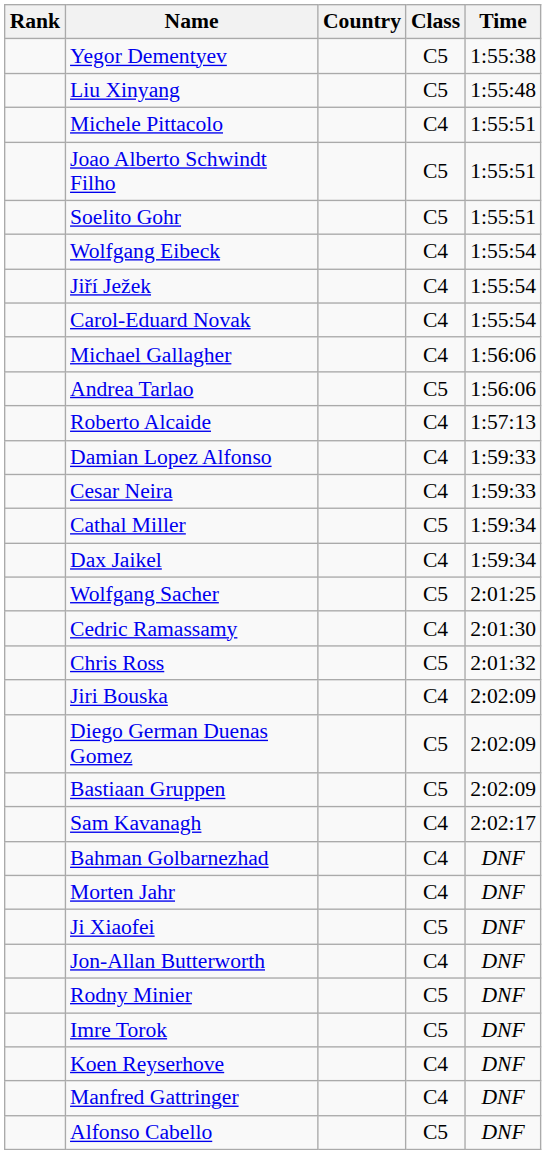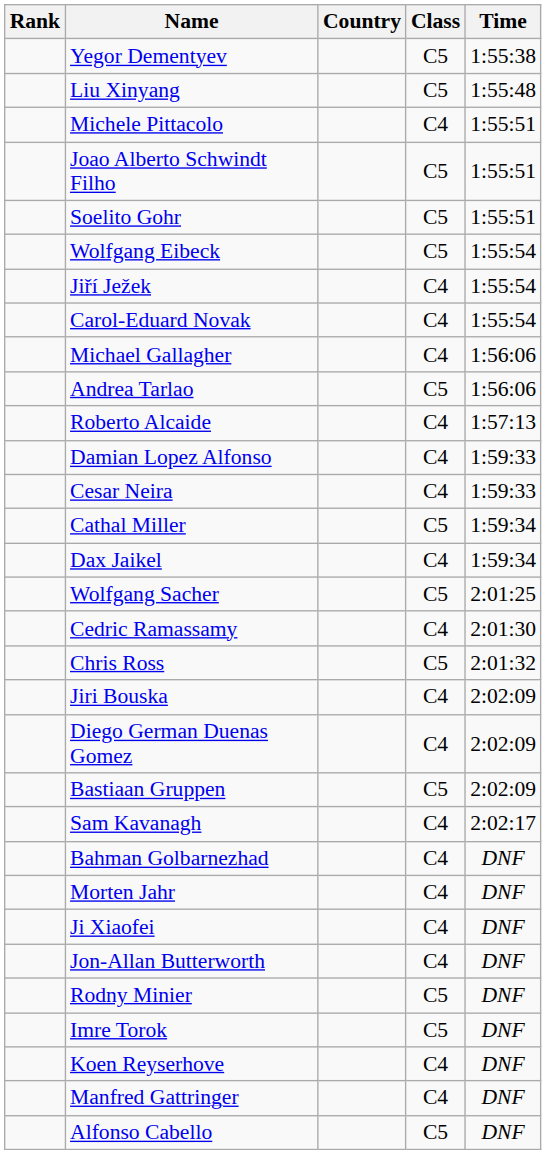(436, 251) C4 -> (436, 251) C5
(436, 743) C5 -> (436, 743) C4
(436, 926) C5 -> (436, 926) C4
